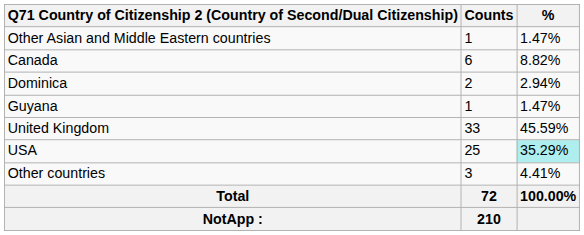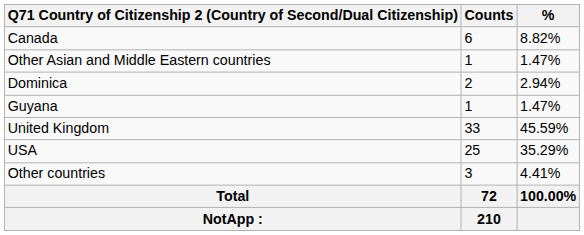rows swapped: (33, 60) <-> (139, 38)
(544, 151) paleturquoise background -> (544, 151) no background
